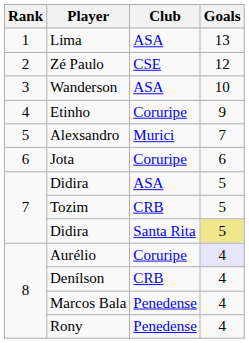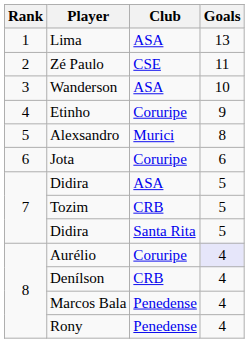(222, 64) 12 -> (222, 64) 11
(222, 135) 7 -> (222, 135) 8
(222, 231) khaki background -> (222, 231) no background
